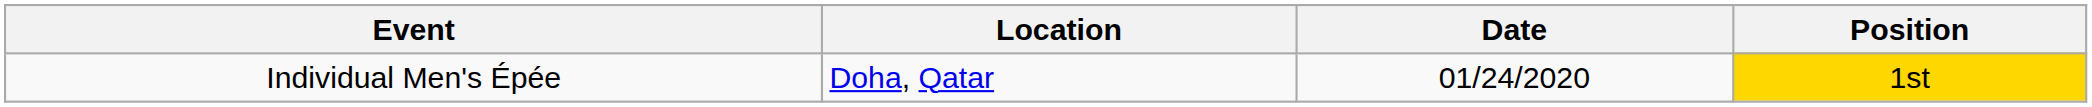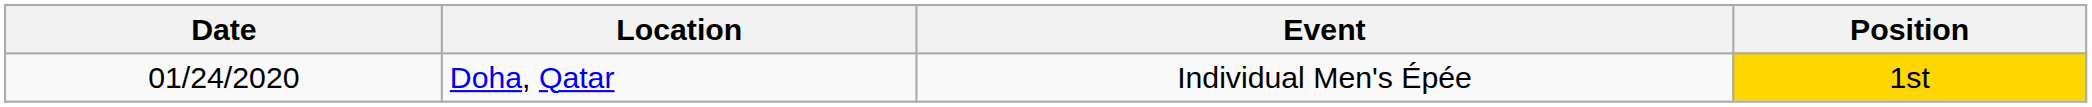columns swapped: (1514, 29) <-> (414, 29)
